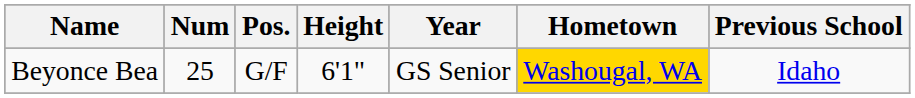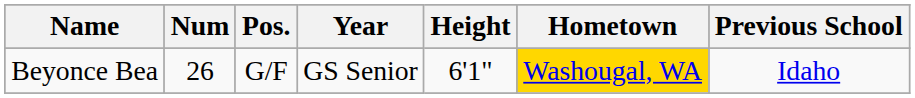columns swapped: (343, 26) <-> (453, 26)
(200, 70) 25 -> (200, 70) 26
